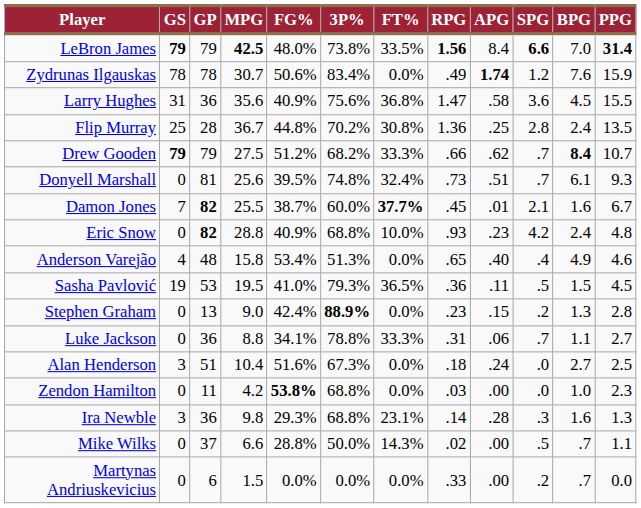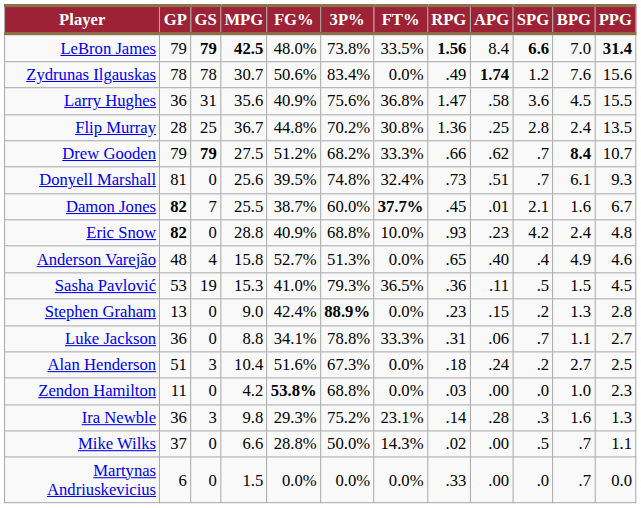columns swapped: (205, 19) <-> (175, 19)
(617, 74) 15.9 -> (617, 74) 15.6
(295, 259) 53.4% -> (295, 259) 52.7%
(249, 285) 19.5 -> (249, 285) 15.3
(543, 364) .0 -> (543, 364) .2
(349, 417) 68.8% -> (349, 417) 75.2%
(543, 479) .2 -> (543, 479) .0
